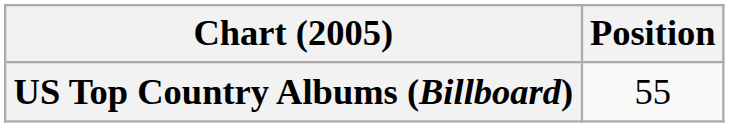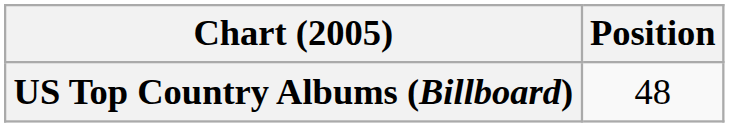(653, 91) 55 -> (653, 91) 48
